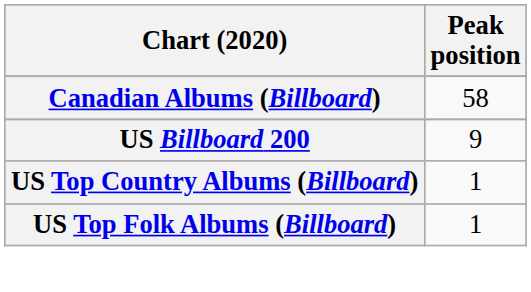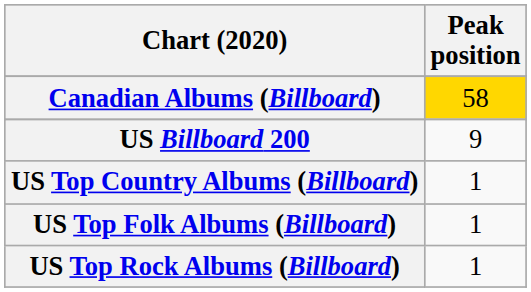(476, 97) no background -> (476, 97) gold background
+ row: (215, 266)
